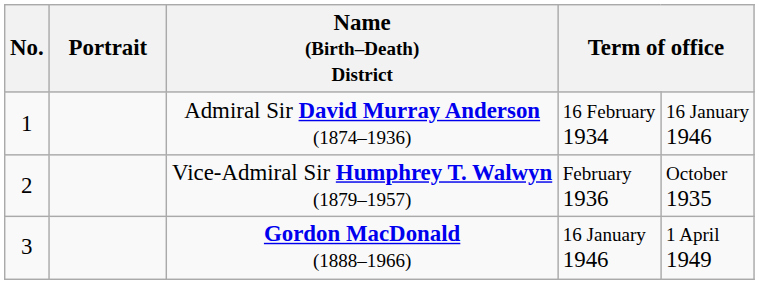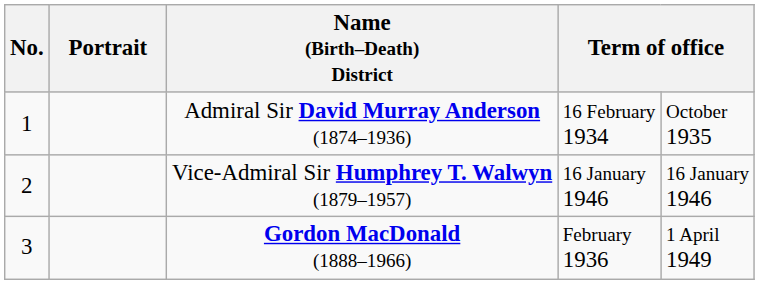(708, 124) 16 January 1946 -> (697, 124) October 1935
(597, 186) February 1936 -> (604, 186) 16 January 1946
(697, 186) October 1935 -> (708, 186) 16 January 1946
(604, 248) 16 January 1946 -> (597, 248) February 1936
